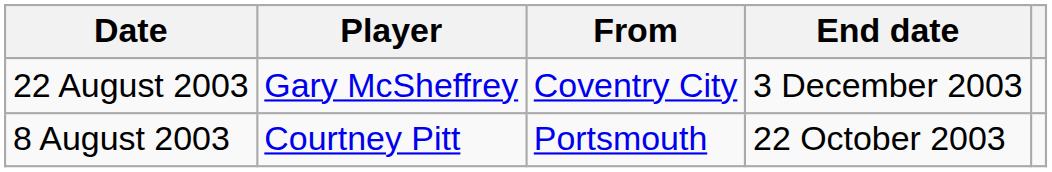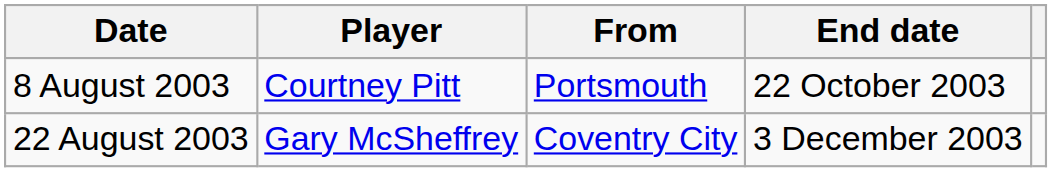rows swapped: (121, 138) <-> (131, 85)
